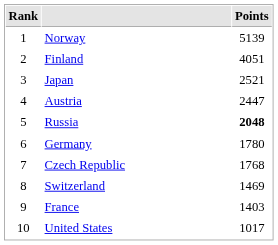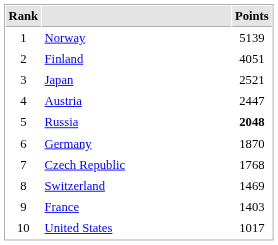(252, 143) 1780 -> (252, 143) 1870
